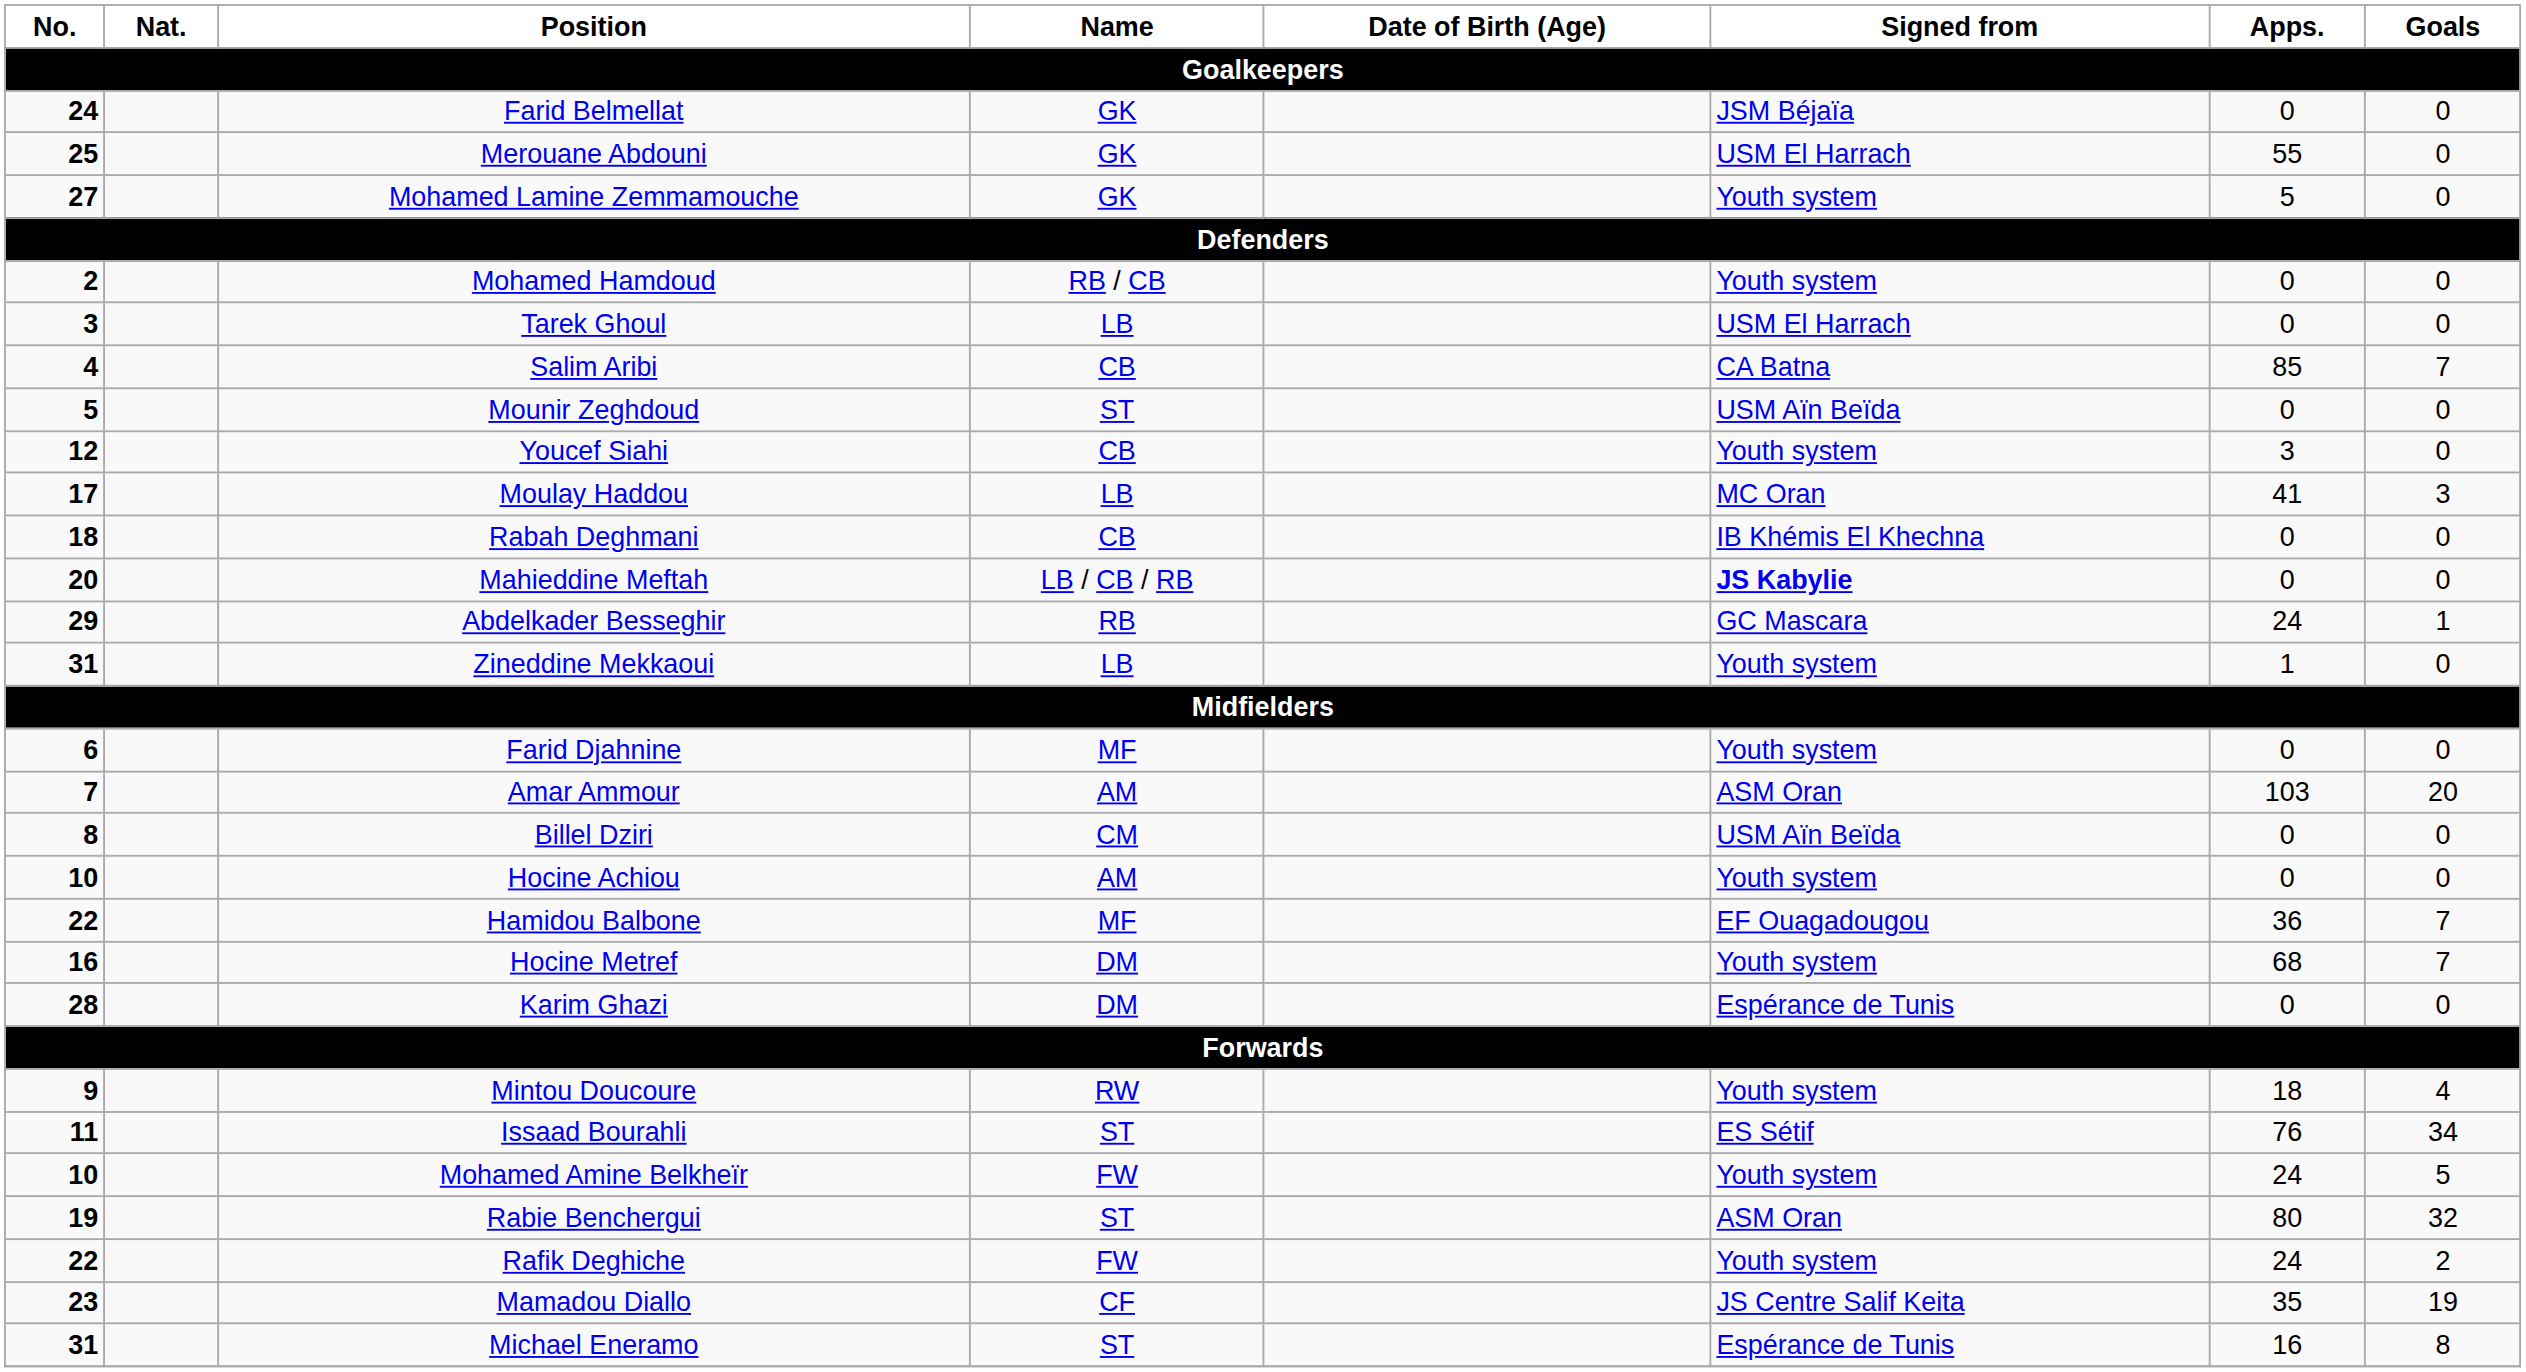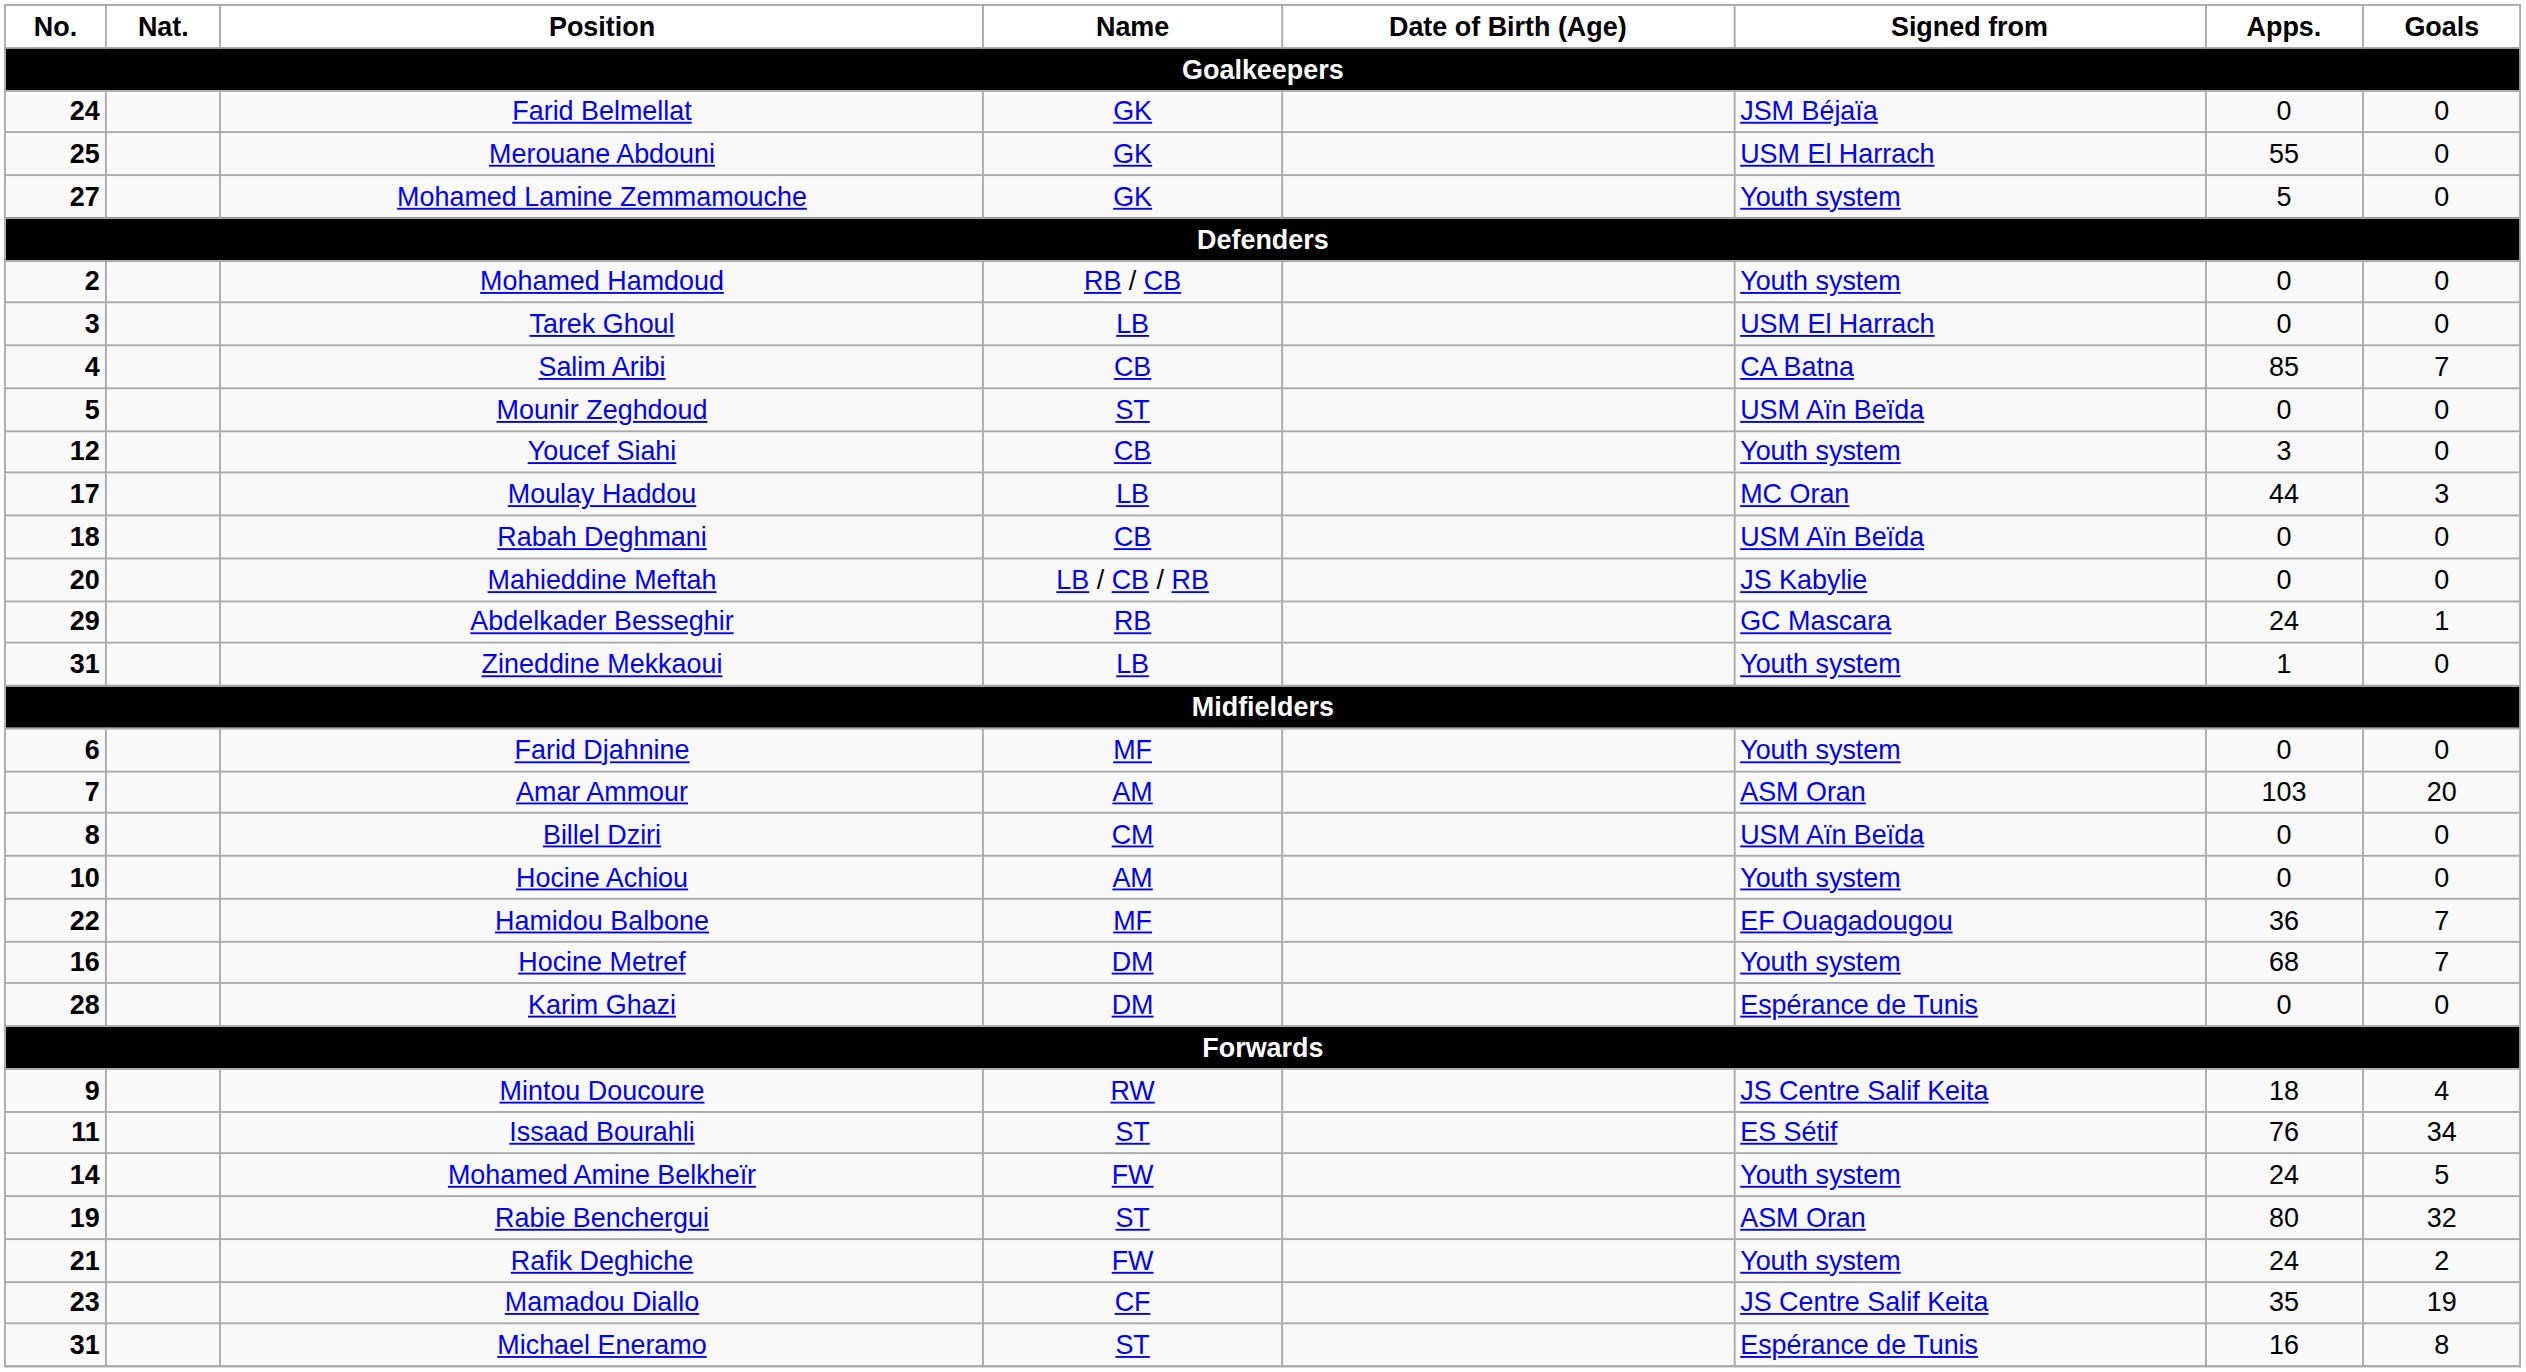(2287, 495) 41 -> (2284, 495) 44
(1850, 537) IB Khémis El Khechna -> (1832, 537) USM Aïn Beïda
(1784, 580) bold -> (1804, 580) normal
(1797, 1090) Youth system -> (1864, 1090) JS Centre Salif Keita
(83, 1175) 10 -> (85, 1175) 14
(83, 1260) 22 -> (85, 1260) 21
